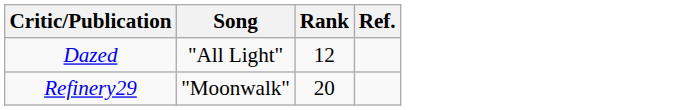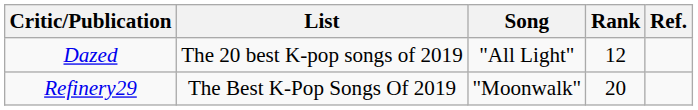+ column: (322, 21)
